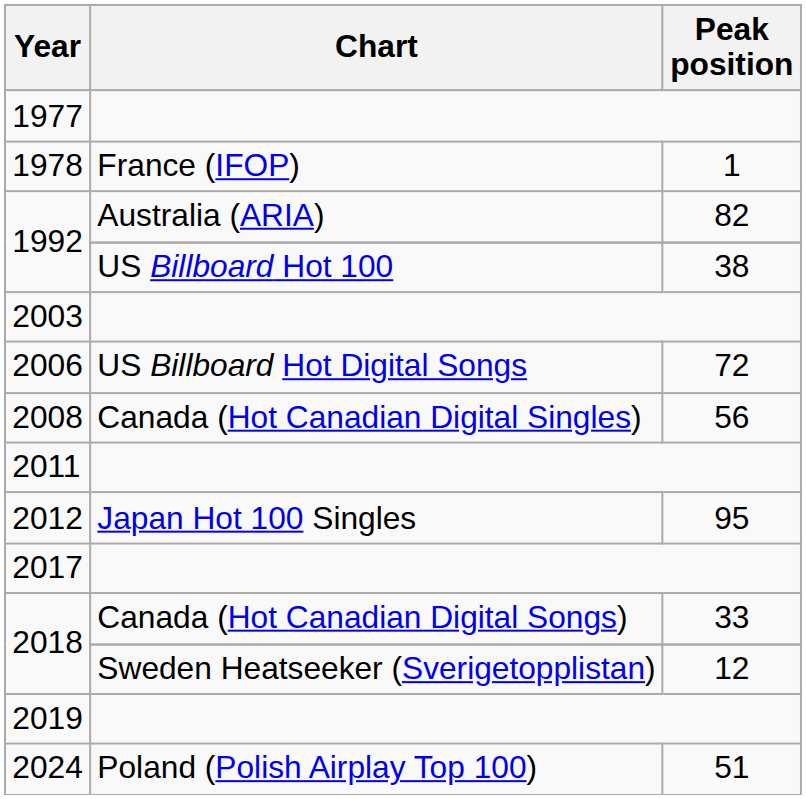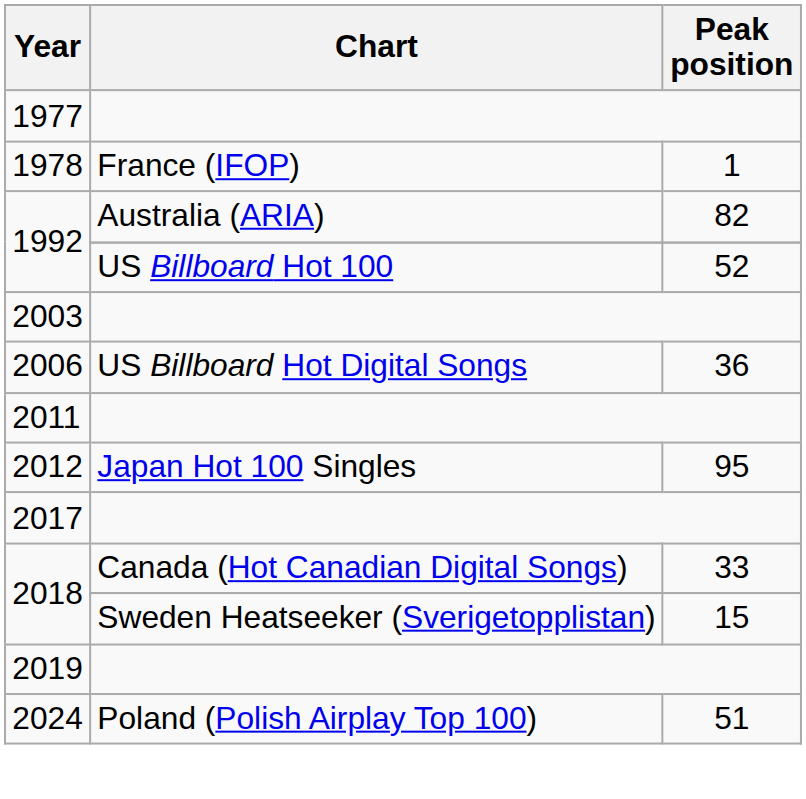(732, 266) 38 -> (732, 266) 52
(732, 366) 72 -> (732, 366) 36
- row: (48, 416)
(732, 668) 12 -> (732, 617) 15
